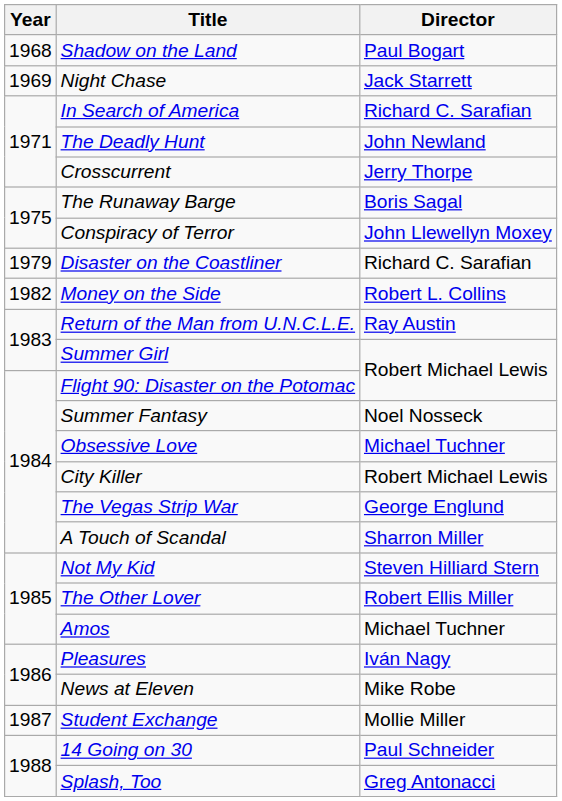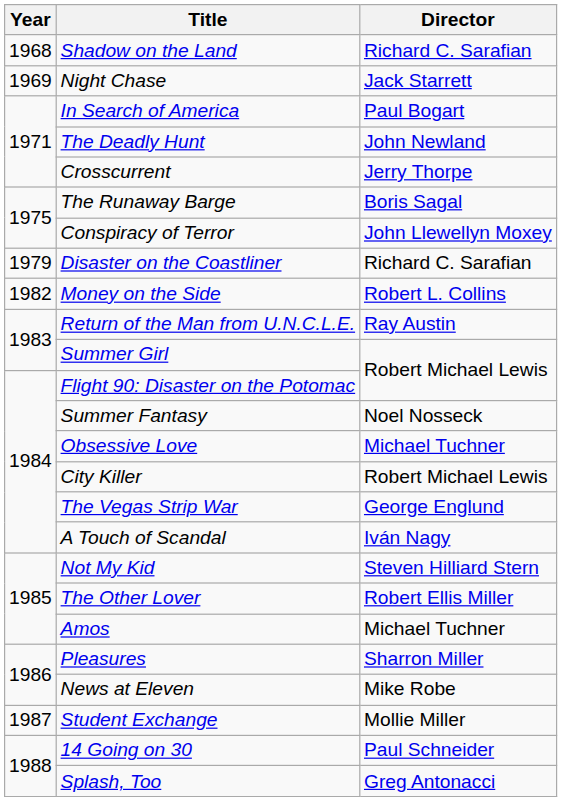(414, 50) Paul Bogart -> (448, 50) Richard C. Sarafian
(448, 111) Richard C. Sarafian -> (414, 111) Paul Bogart
(424, 537) Sharron Miller -> (407, 537) Iván Nagy
(407, 659) Iván Nagy -> (424, 659) Sharron Miller
